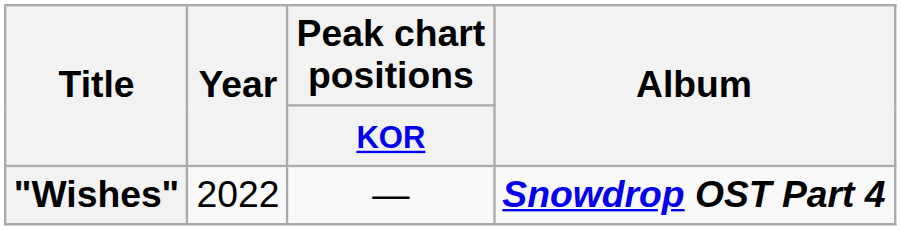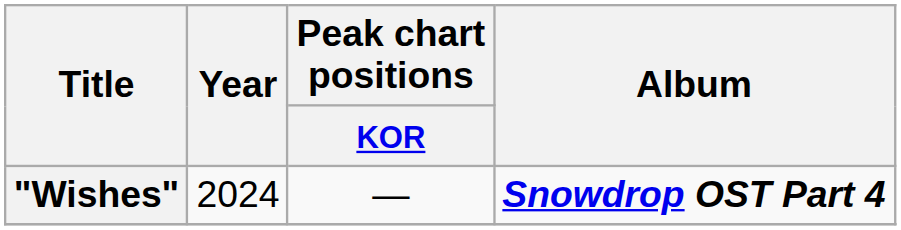(238, 194) 2022 -> (238, 194) 2024
